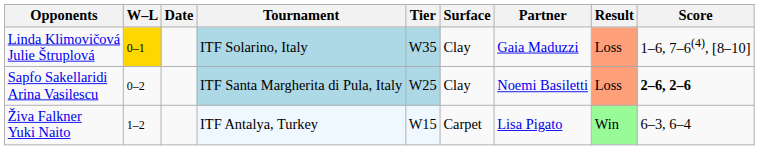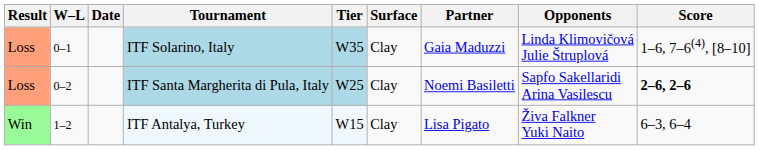columns swapped: (614, 15) <-> (64, 15)
(136, 47) gold background -> (63, 47) no background
(463, 124) Carpet -> (384, 124) Clay
